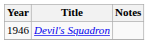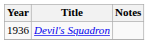(18, 30) 1946 -> (18, 30) 1936
